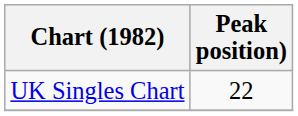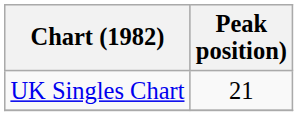(241, 90) 22 -> (241, 90) 21
